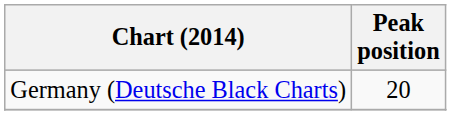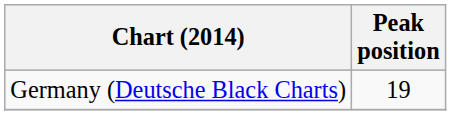(398, 89) 20 -> (398, 89) 19
